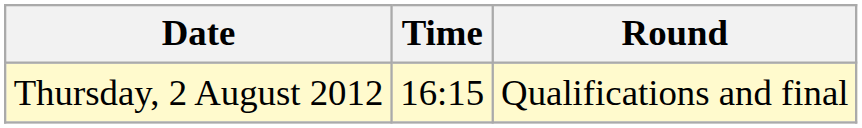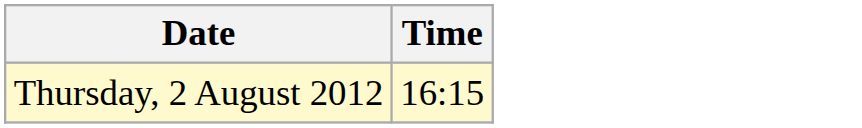- column: (675, 33)
